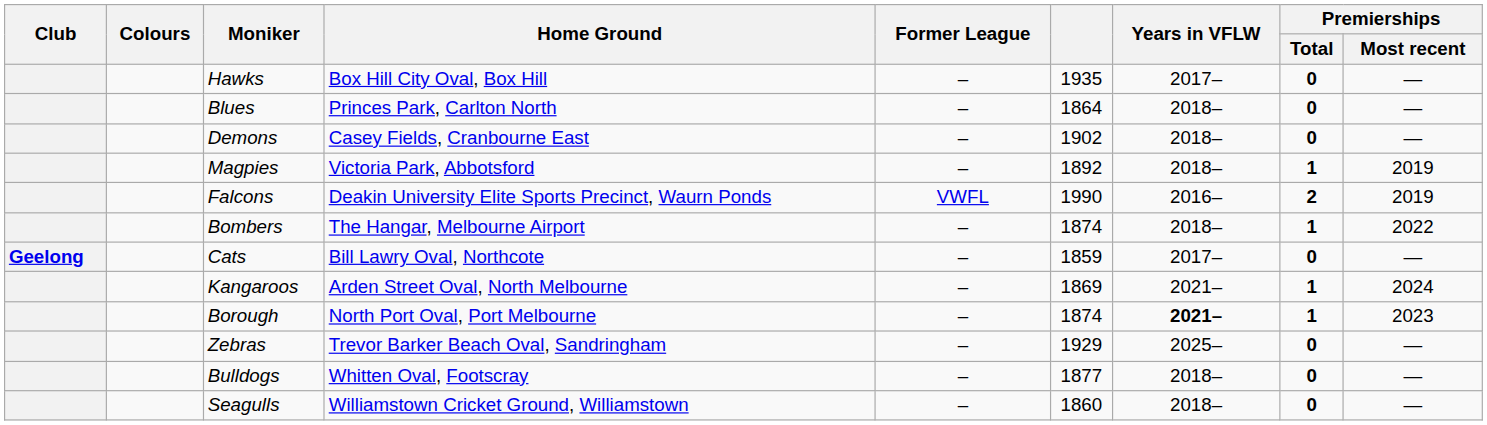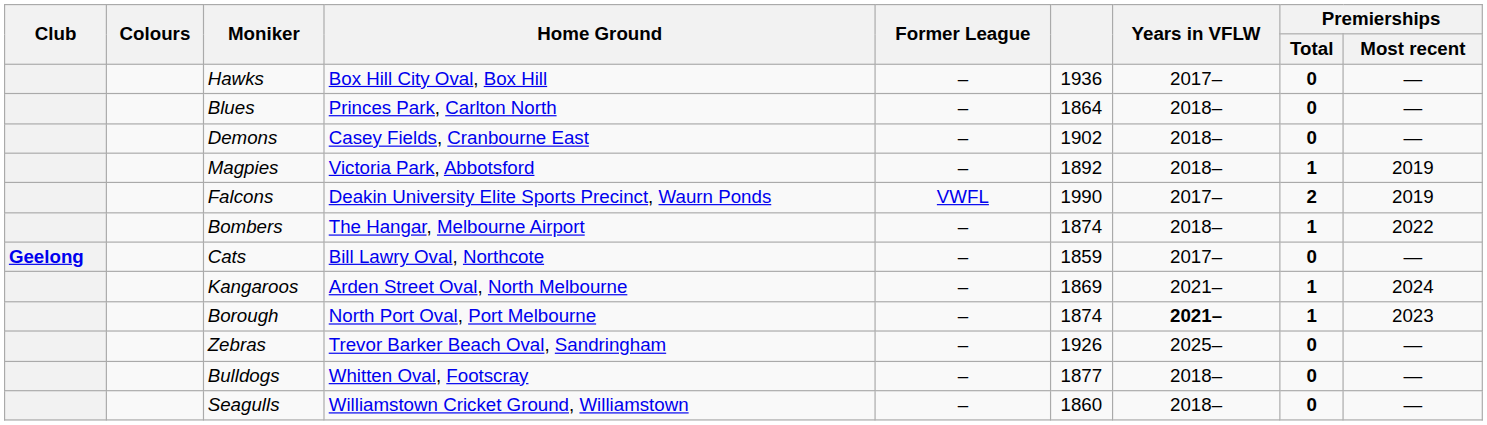(1081, 78) 1935 -> (1081, 78) 1936
(1196, 197) 2016– -> (1196, 197) 2017–
(1081, 345) 1929 -> (1081, 345) 1926
